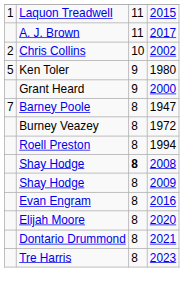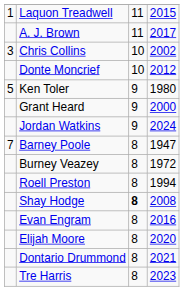(10, 51) 2 -> (10, 51) 3
+ row: (59, 70)
+ row: (60, 126)
- row: (52, 182)
